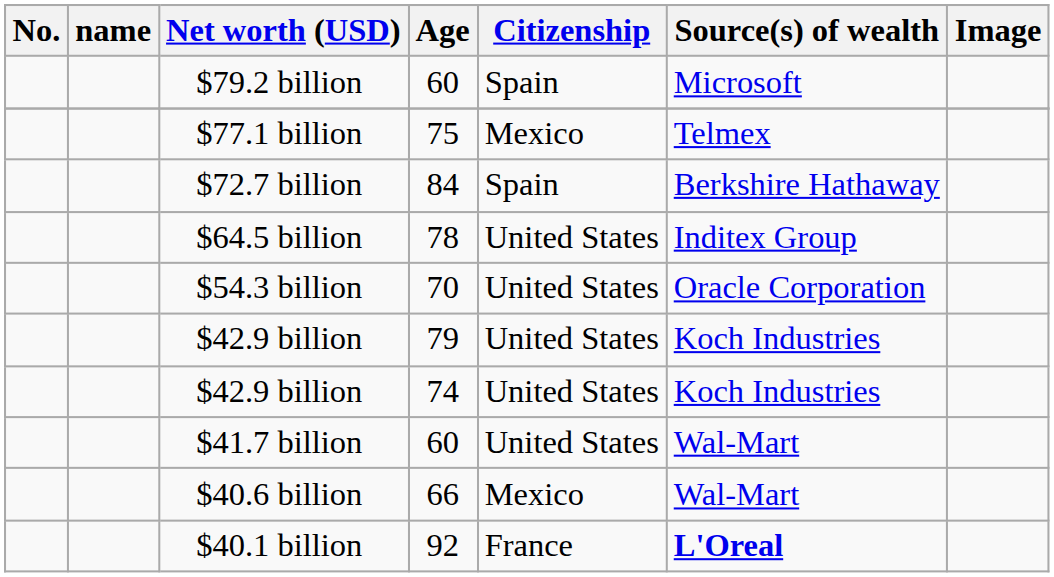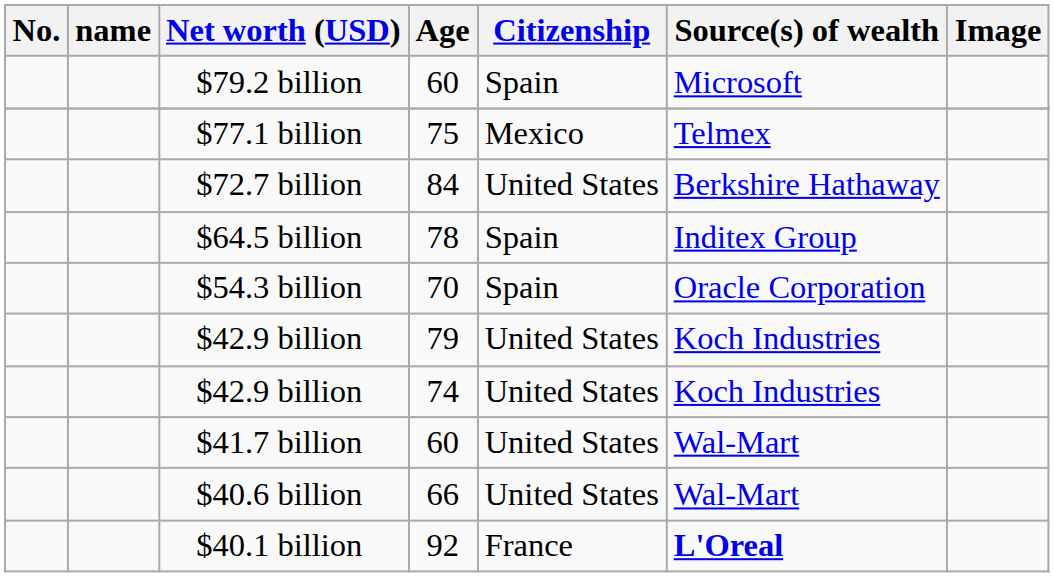(522, 184) Spain -> (572, 184) United States
(572, 236) United States -> (522, 236) Spain
(572, 287) United States -> (522, 287) Spain
(534, 493) Mexico -> (572, 493) United States
